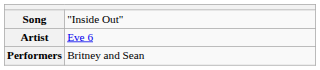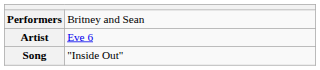rows swapped: (34, 19) <-> (34, 56)
